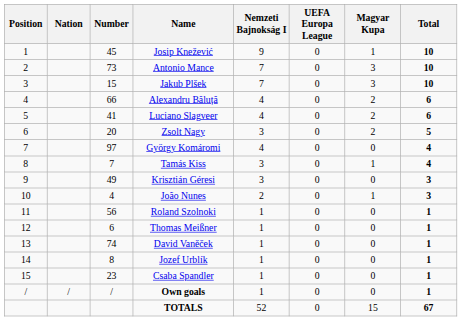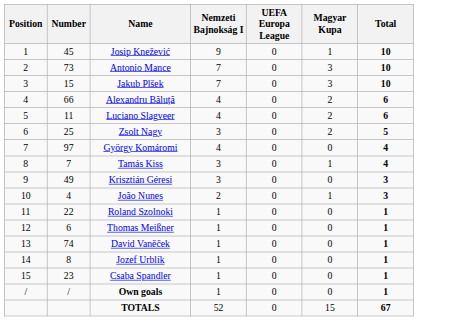- column: (69, 24)
(112, 115) 41 -> (69, 115) 11
(112, 131) 20 -> (69, 131) 25
(112, 212) 56 -> (69, 212) 22
